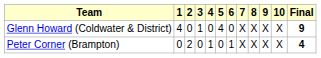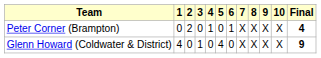rows swapped: (63, 45) <-> (89, 28)
